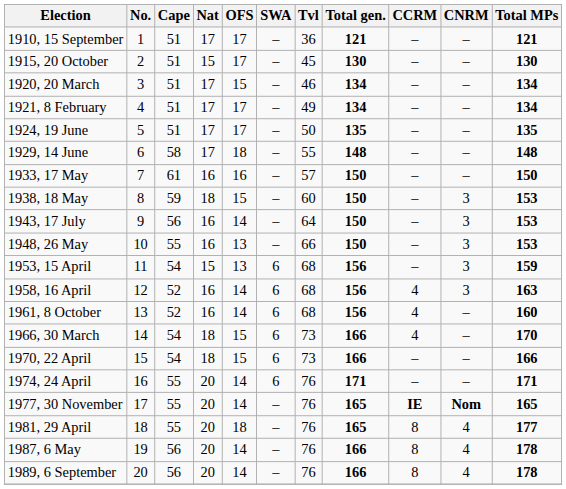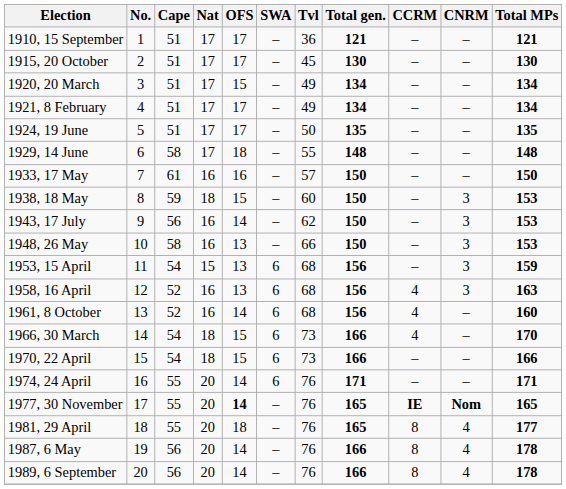(208, 61) 15 -> (208, 61) 17
(308, 84) 46 -> (308, 84) 49
(308, 221) 64 -> (308, 221) 62
(174, 244) 55 -> (174, 244) 58
(240, 289) 14 -> (240, 289) 13
(240, 404) normal -> (240, 404) bold
